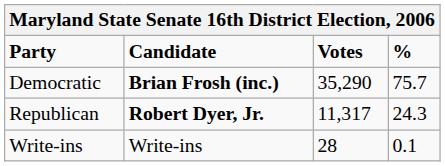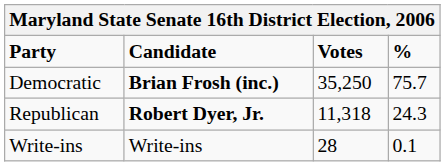(345, 82) 35,290 -> (345, 82) 35,250
(344, 113) 11,317 -> (344, 113) 11,318
